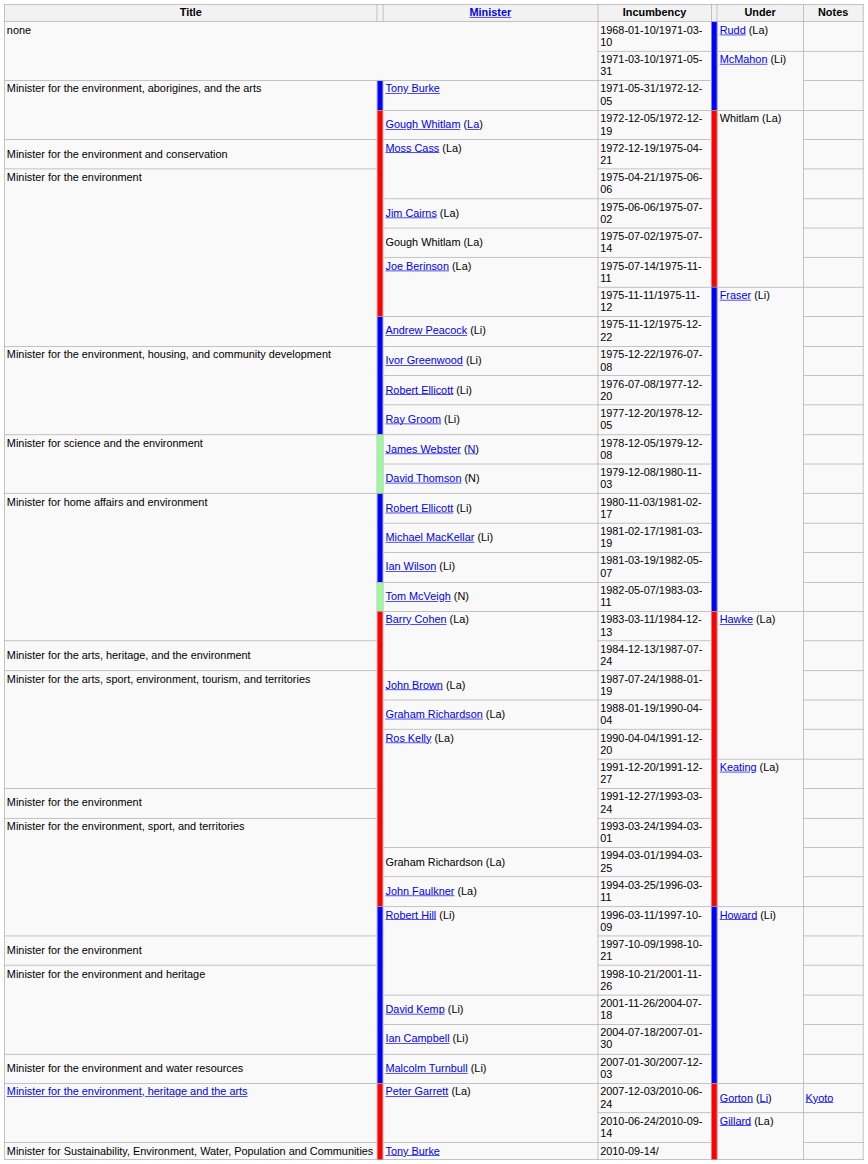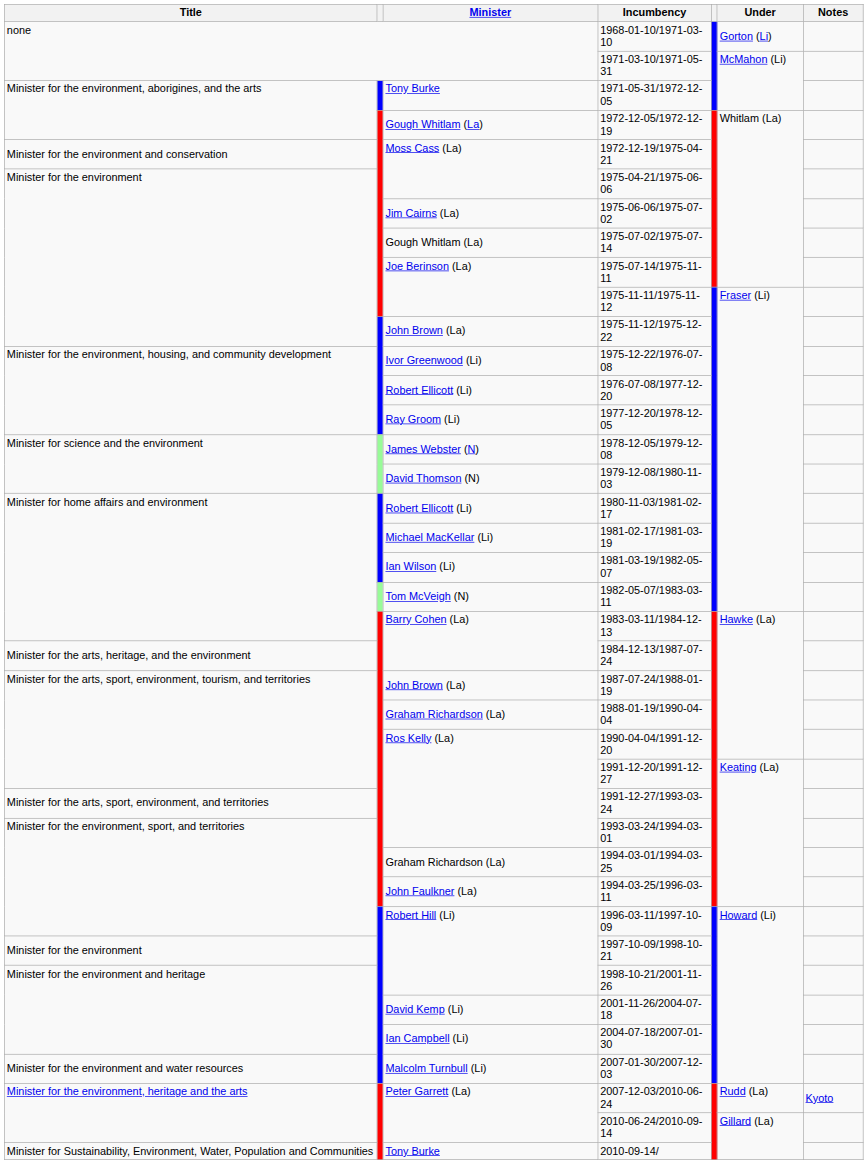(744, 30) Rudd (La) -> (746, 36) Gorton (Li)
(436, 331) Andrew Peacock (Li) -> (425, 331) John Brown (La)
(74, 803) Minister for the environment -> (138, 803) Minister for the arts, sport, environment, and territories
(746, 1098) Gorton (Li) -> (744, 1092) Rudd (La)
